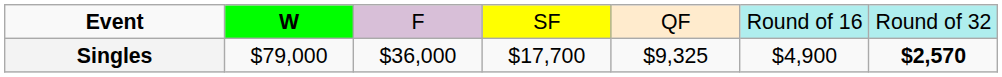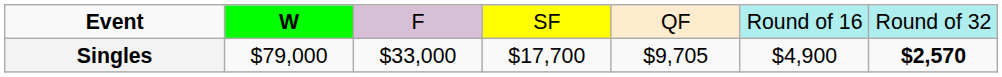(418, 55) $36,000 -> (418, 55) $33,000
(676, 55) $9,325 -> (676, 55) $9,705
